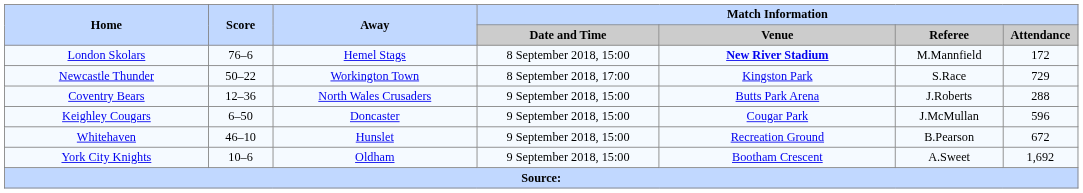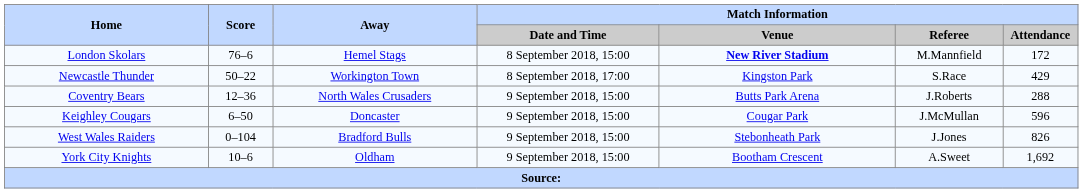(1040, 75) 729 -> (1040, 75) 429
+ row: (106, 137)
- row: (106, 137)
